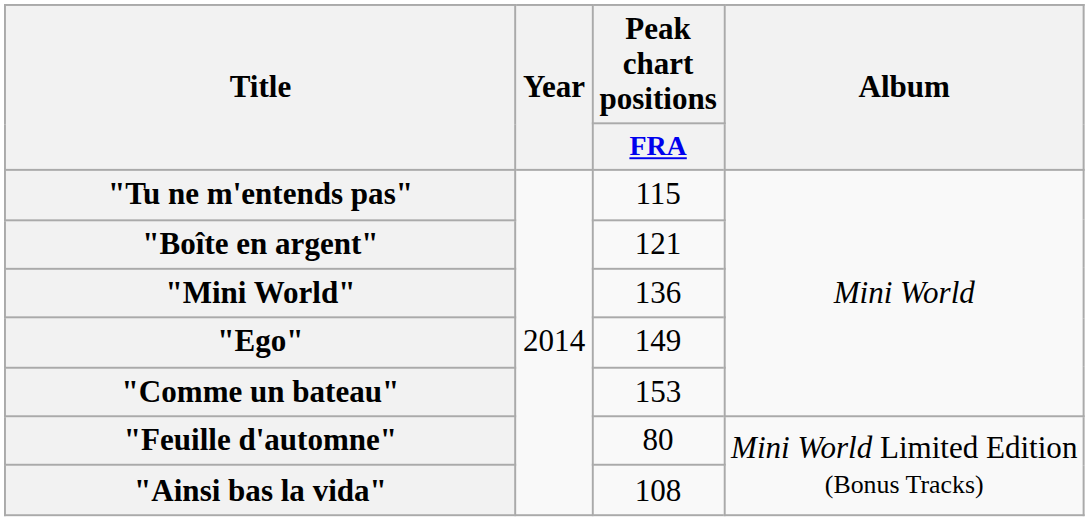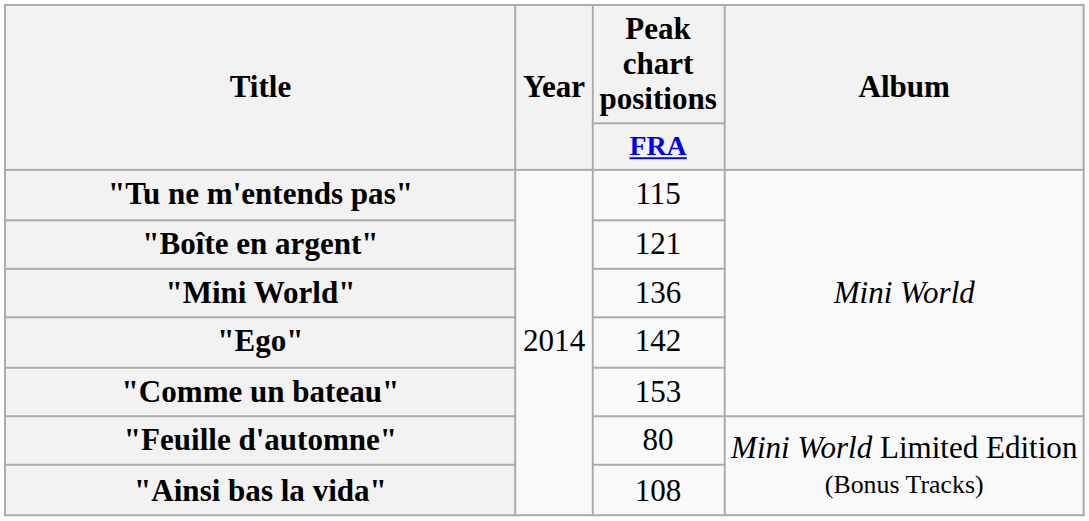(658, 341) 149 -> (658, 341) 142
